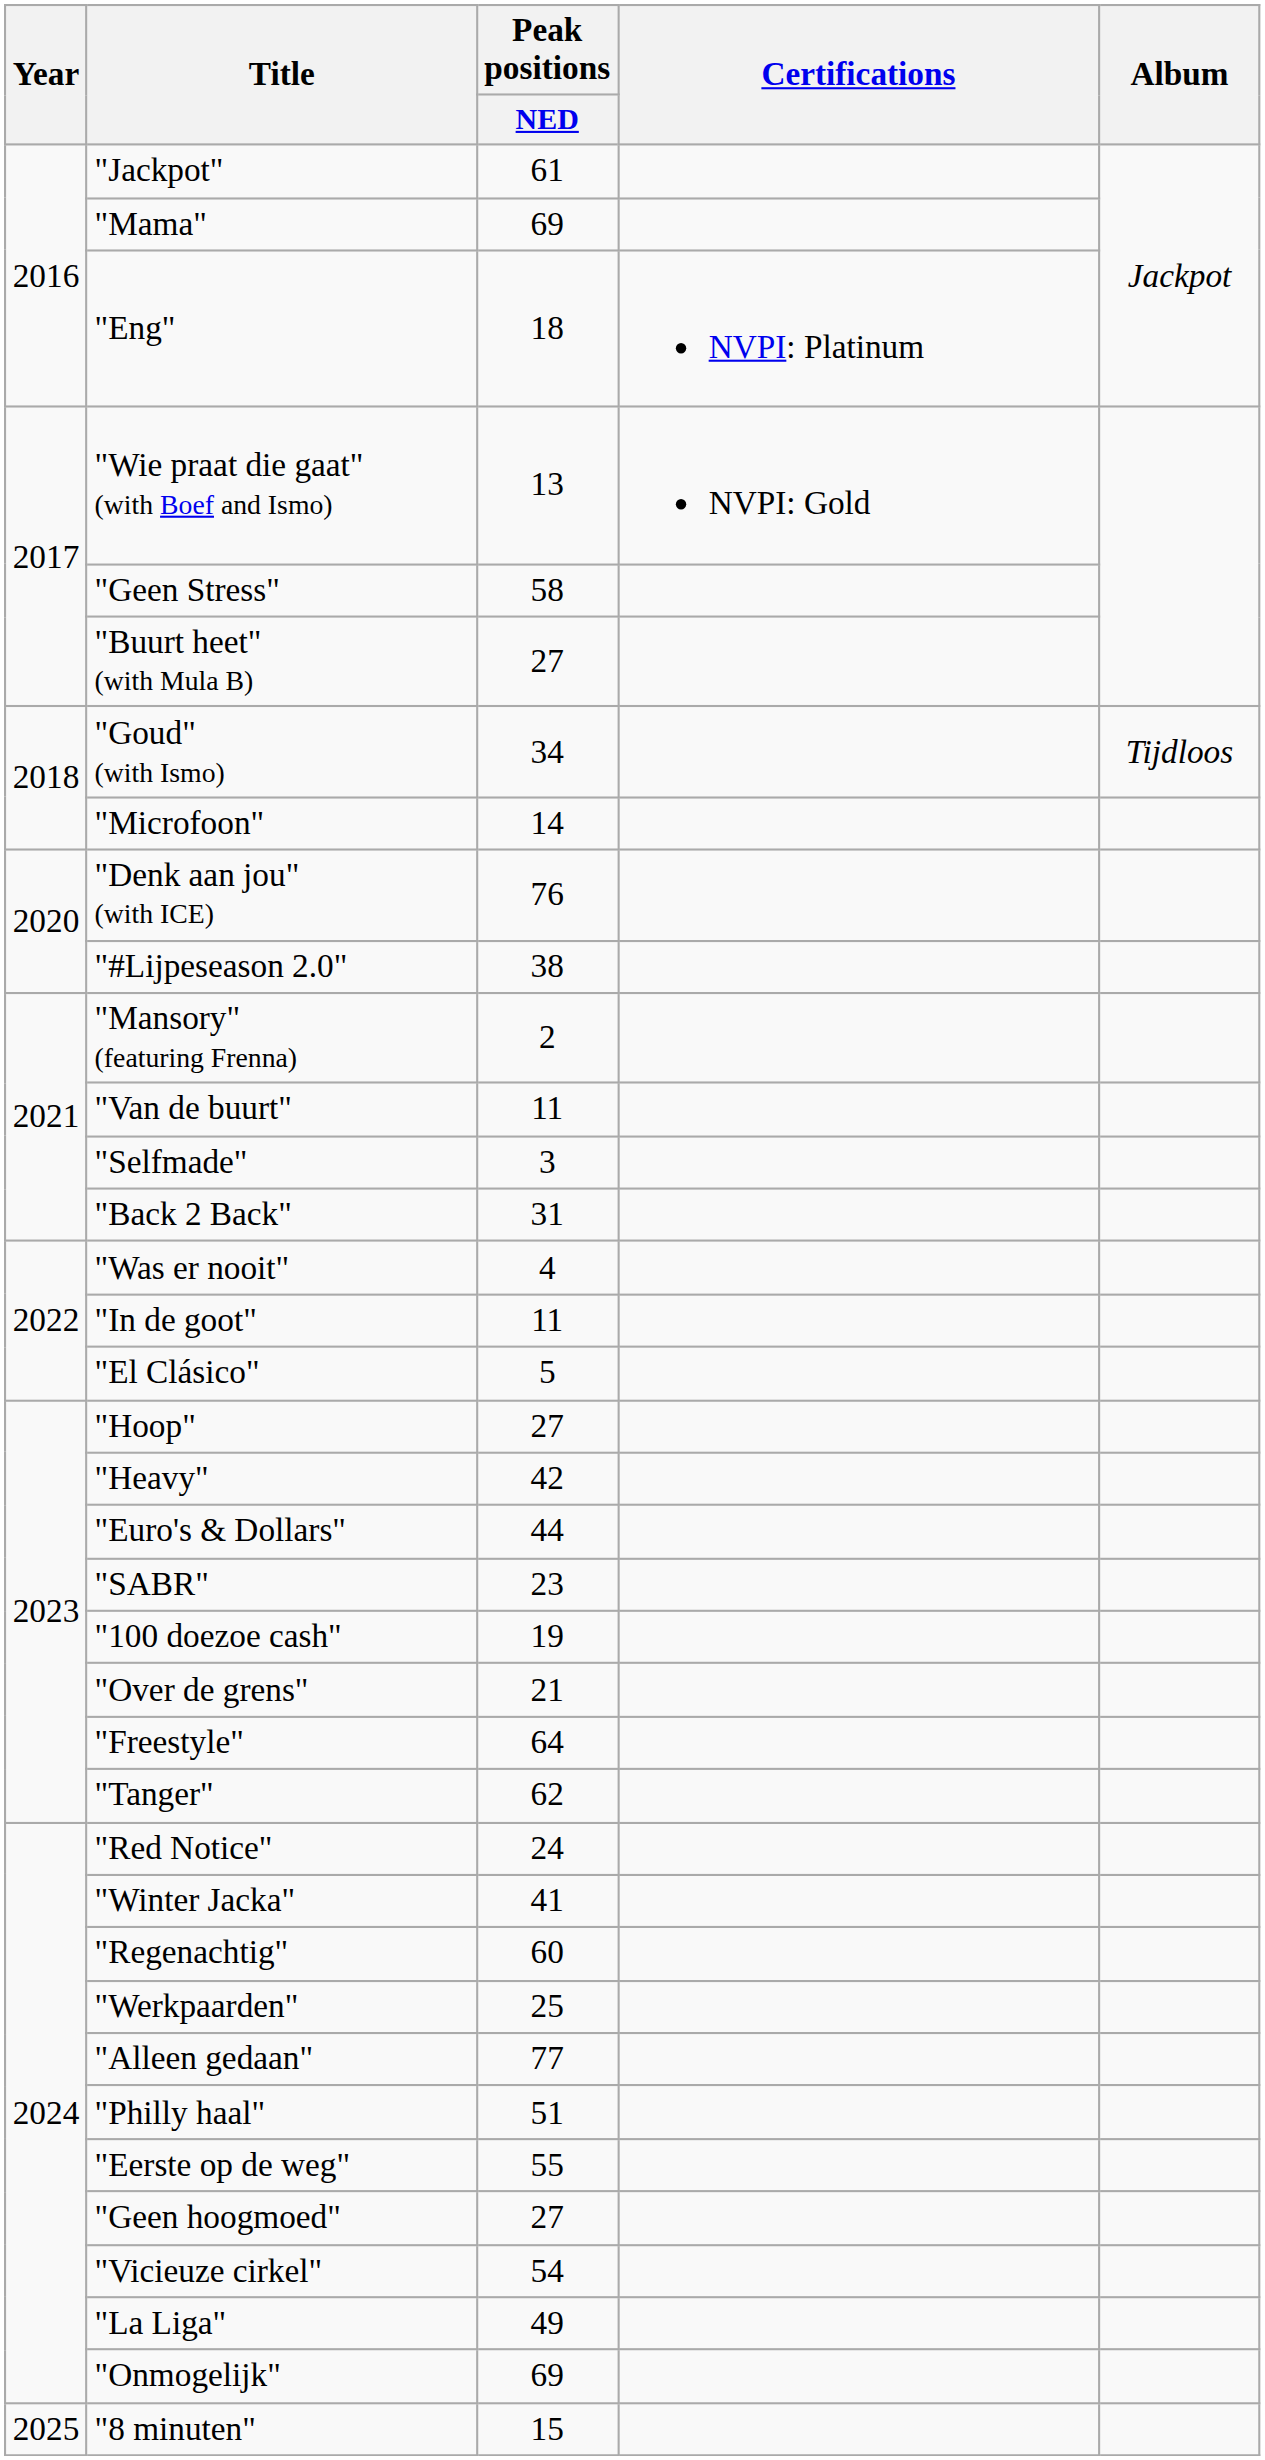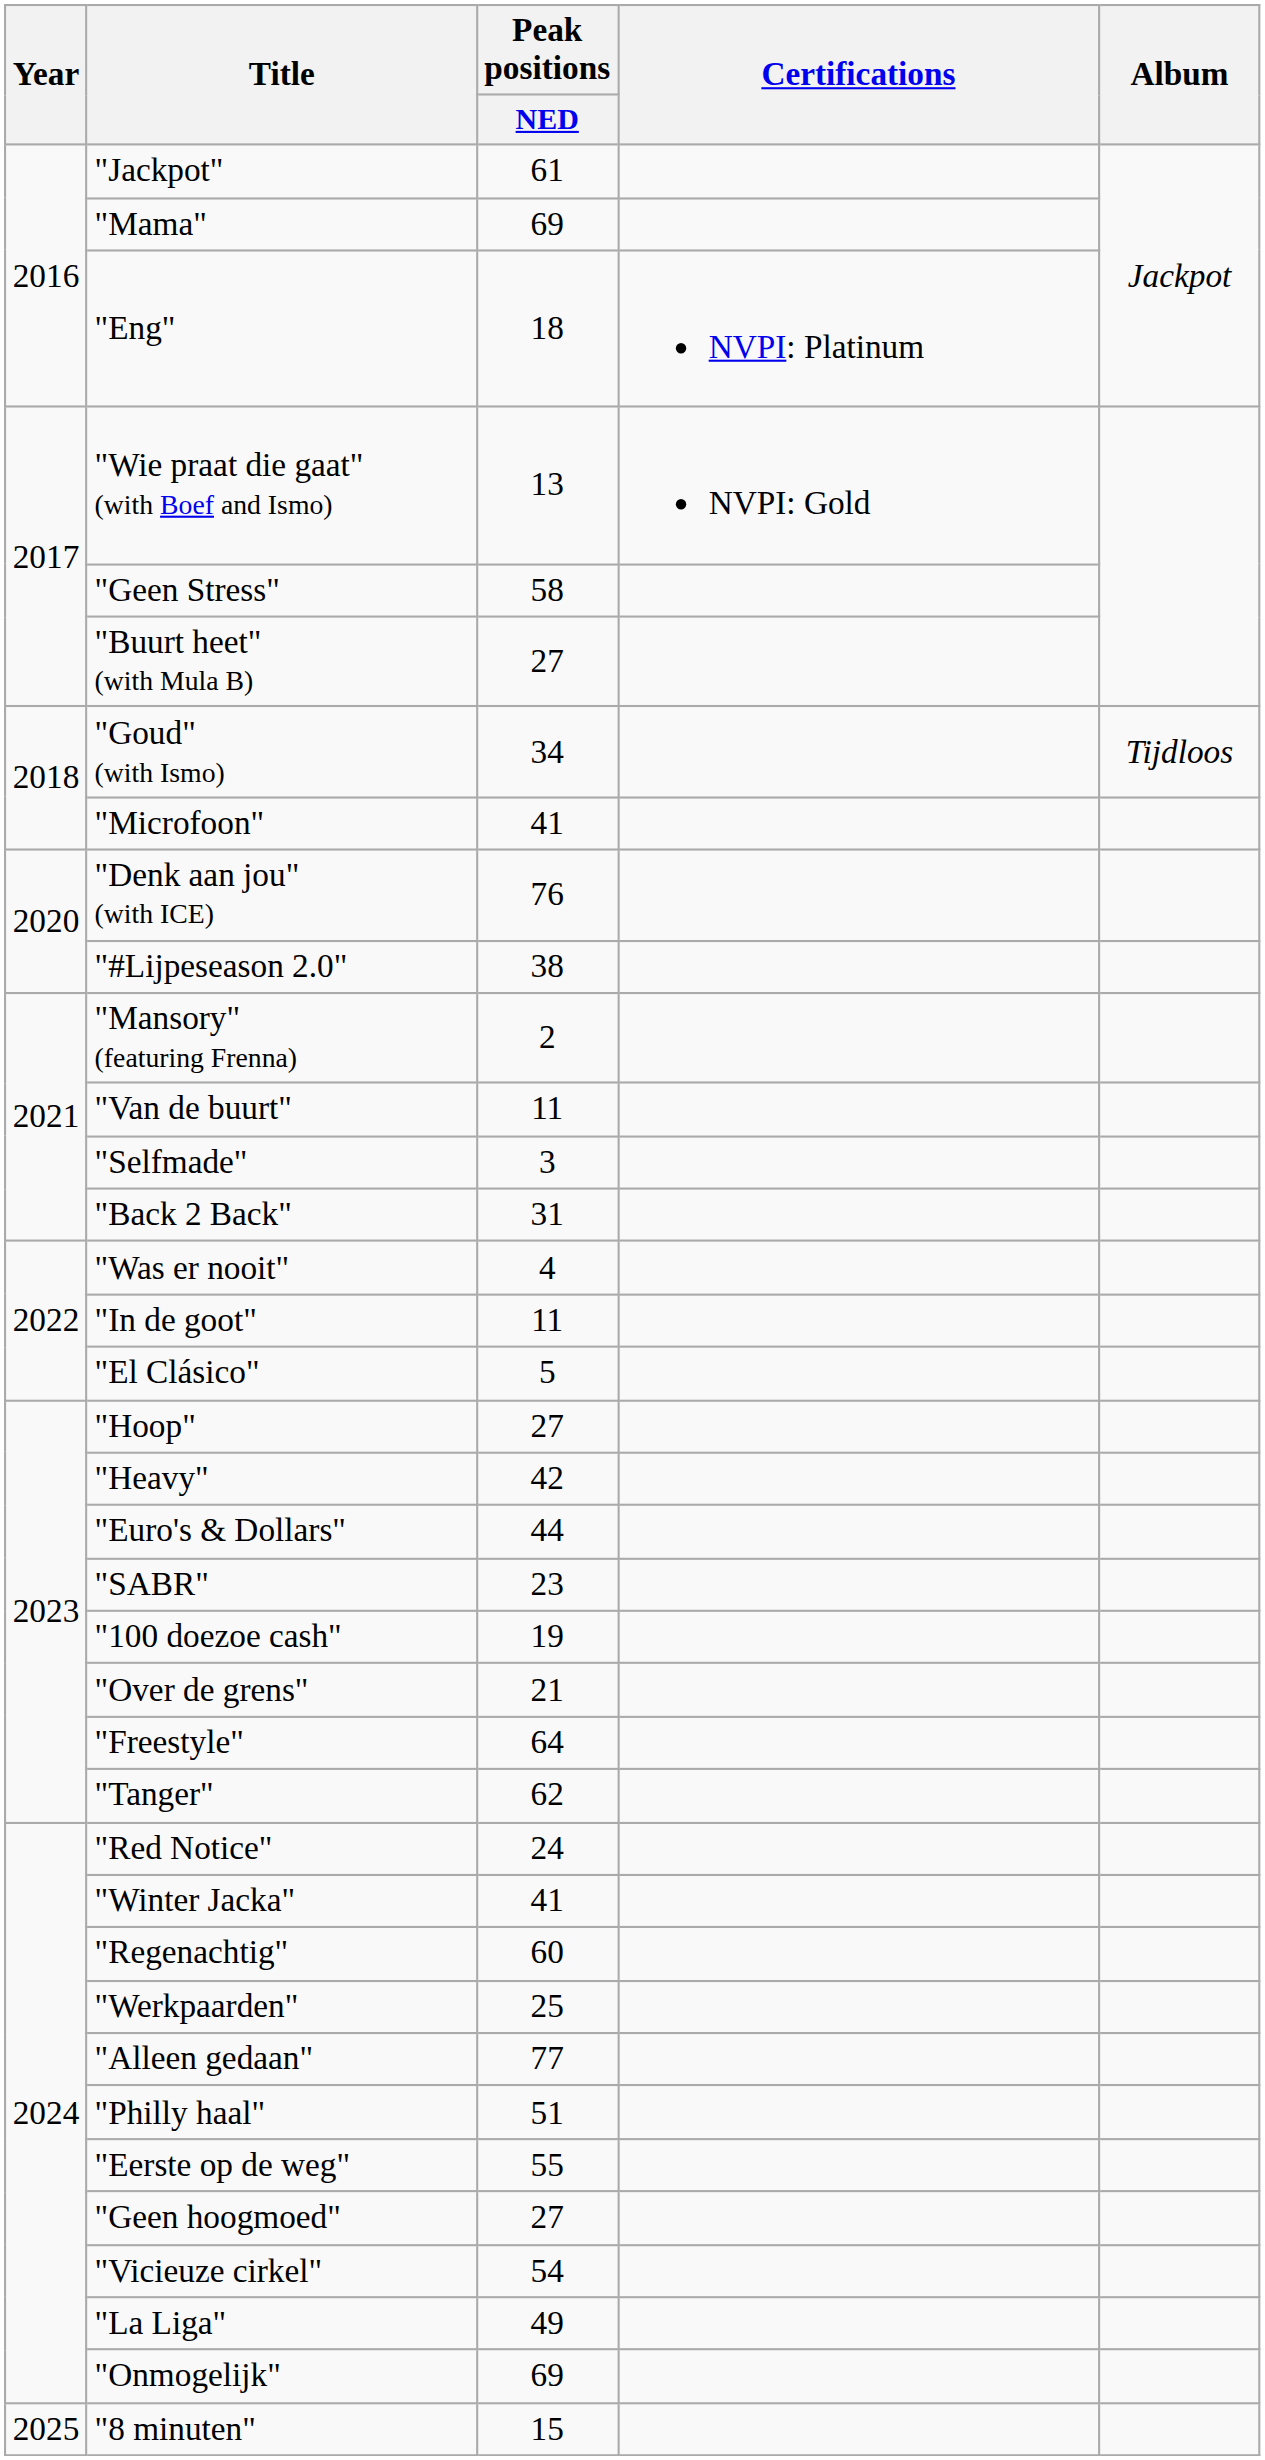(547, 822) 14 -> (547, 822) 41
